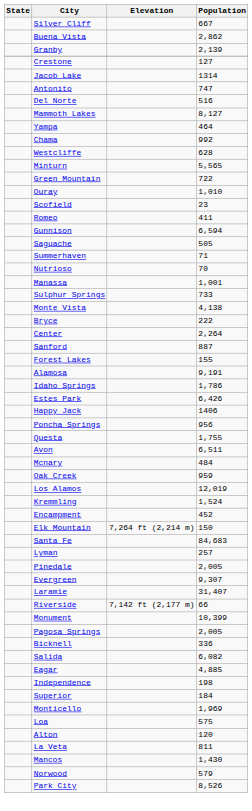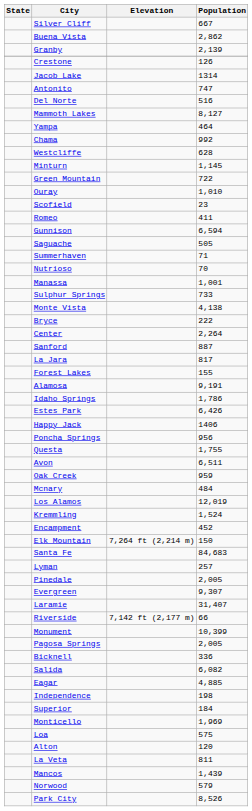(206, 62) 127 -> (206, 62) 126
(210, 166) 5,565 -> (210, 166) 1,145
+ row: (50, 360)
rows swapped: (55, 476) <-> (48, 463)
(210, 760) 1,430 -> (210, 773) 1,439
